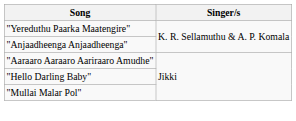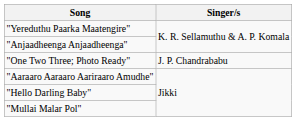+ row: (68, 60)
